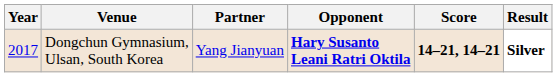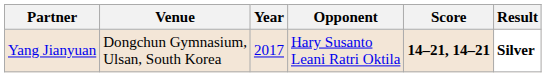columns swapped: (23, 17) <-> (240, 17)
(351, 50) bold -> (346, 50) normal
